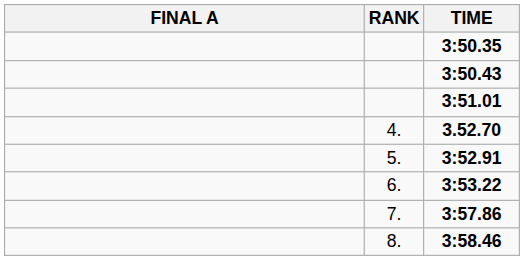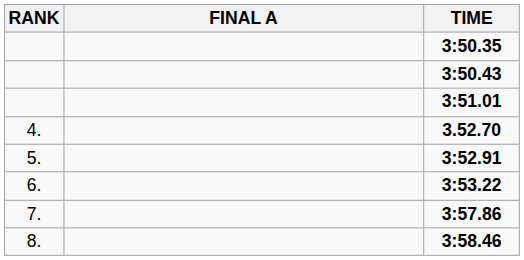columns swapped: (394, 18) <-> (185, 18)
